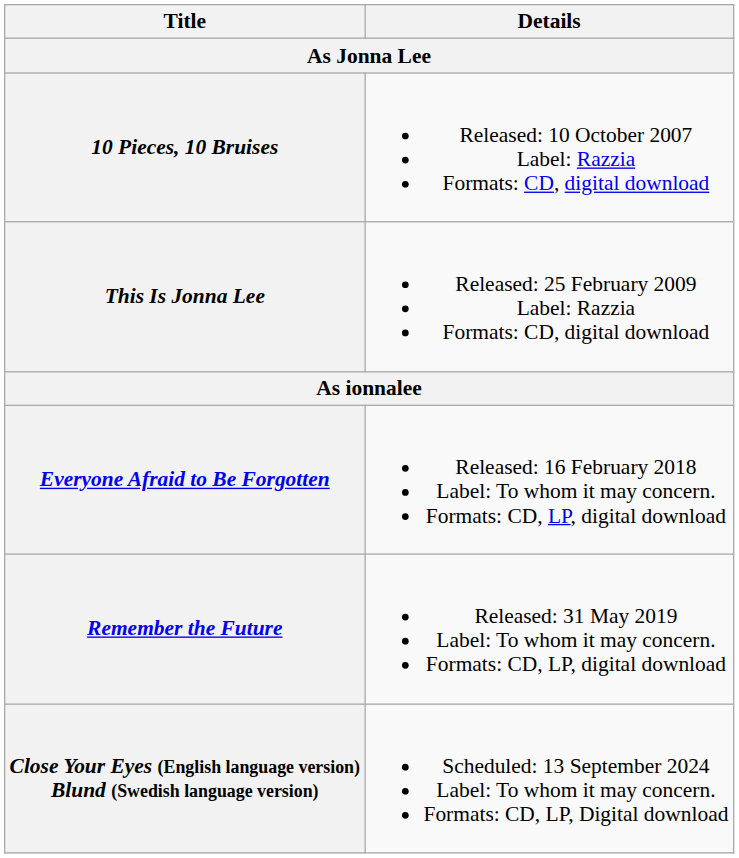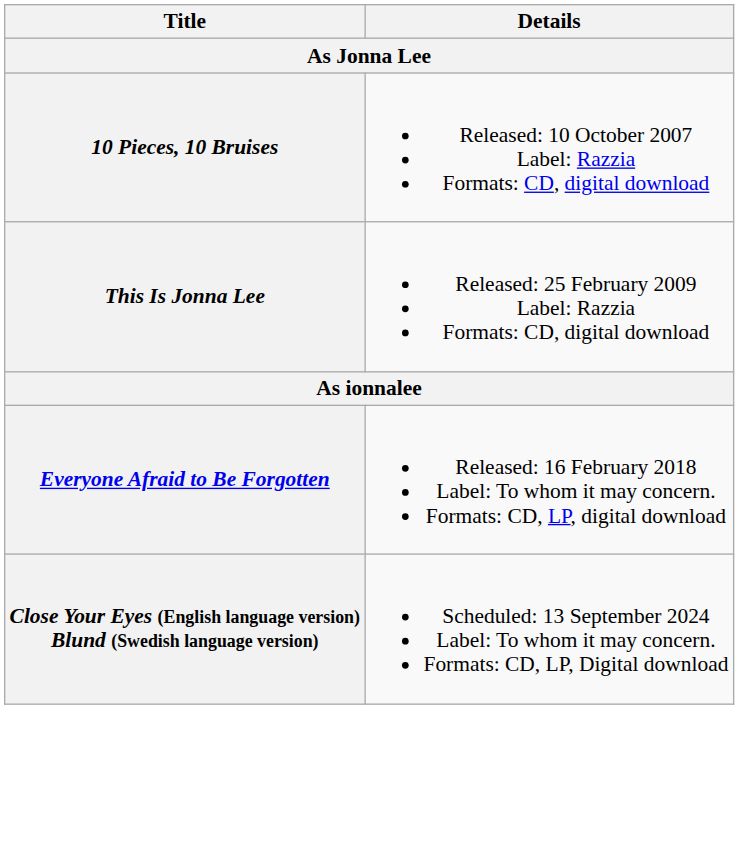- row: (185, 628)
